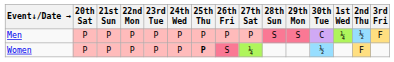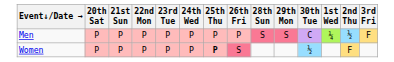- column: (251, 16)
